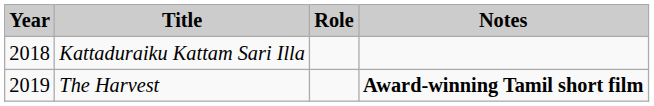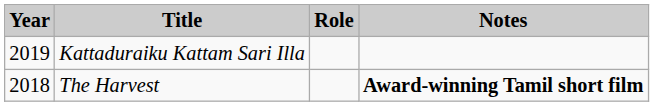(30, 52) 2018 -> (30, 52) 2019
(30, 85) 2019 -> (30, 85) 2018
